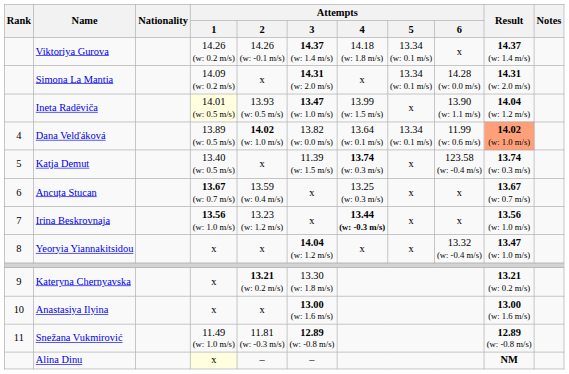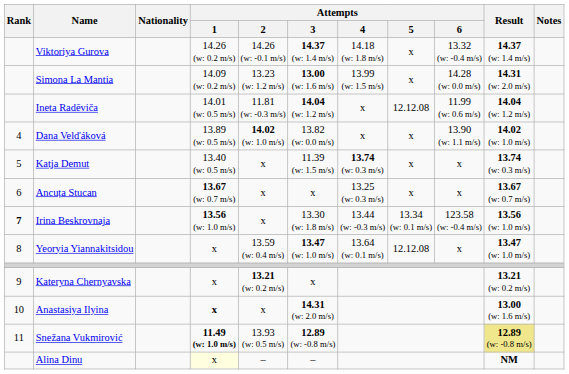(411, 51) 13.34 (w: 0.1 m/s) -> (411, 51) x
(459, 51) x -> (459, 51) 13.32 (w: -0.4 m/s)
(262, 79) x -> (263, 79) 13.23 (w: 1.2 m/s)
(312, 79) 14.31 (w: 2.0 m/s) -> (313, 79) 13.00 (w: 1.6 m/s)
(362, 79) x -> (363, 79) 13.99 (w: 1.5 m/s)
(411, 79) 13.34 (w: 0.1 m/s) -> (411, 79) x
(214, 107) lightyellow background -> (214, 107) no background
(262, 107) 13.93 (w: 0.5 m/s) -> (263, 107) 11.81 (w: -0.3 m/s)
(312, 107) 13.47 (w: 1.0 m/s) -> (313, 107) 14.04 (w: 1.2 m/s)
(362, 107) 13.99 (w: 1.5 m/s) -> (363, 107) x
(411, 107) x -> (411, 107) 12.12.08
(459, 107) 13.90 (w: 1.1 m/s) -> (459, 107) 11.99 (w: 0.6 m/s)
(362, 136) 13.64 (w: 0.1 m/s) -> (363, 136) x
(411, 136) 13.34 (w: 0.1 m/s) -> (411, 136) x
(459, 136) 11.99 (w: 0.6 m/s) -> (459, 136) 13.90 (w: 1.1 m/s)
(509, 136) lightsalmon background -> (509, 136) no background
(459, 164) 123.58 (w: -0.4 m/s) -> (459, 164) x
(262, 192) 13.59 (w: 0.4 m/s) -> (263, 192) x
(19, 220) normal -> (19, 220) bold
(262, 220) 13.23 (w: 1.2 m/s) -> (263, 220) x
(312, 220) x -> (313, 220) 13.30 (w: 1.8 m/s)
(362, 220) bold -> (363, 220) normal
(411, 220) x -> (411, 220) 13.34 (w: 0.1 m/s)
(459, 220) x -> (459, 220) 123.58 (w: -0.4 m/s)
(262, 248) x -> (263, 248) 13.59 (w: 0.4 m/s)
(312, 248) 14.04 (w: 1.2 m/s) -> (313, 248) 13.47 (w: 1.0 m/s)
(362, 248) x -> (363, 248) 13.64 (w: 0.1 m/s)
(411, 248) x -> (411, 248) 12.12.08
(459, 248) 13.32 (w: -0.4 m/s) -> (459, 248) x
(312, 281) 13.30 (w: 1.8 m/s) -> (313, 281) x
(214, 310) normal -> (214, 310) bold
(312, 310) 13.00 (w: 1.6 m/s) -> (313, 310) 14.31 (w: 2.0 m/s)
(214, 338) normal -> (214, 338) bold
(262, 338) 11.81 (w: -0.3 m/s) -> (263, 338) 13.93 (w: 0.5 m/s)
(509, 338) no background -> (509, 338) khaki background
